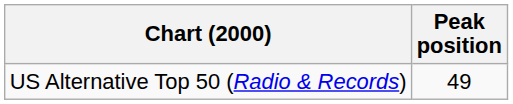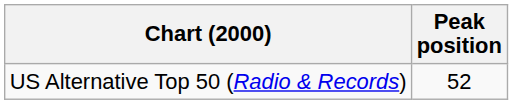(459, 81) 49 -> (459, 81) 52
